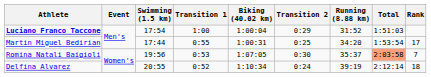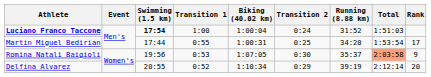(155, 31) normal -> (155, 31) bold
(302, 31) 0:29 -> (302, 31) 0:24
(416, 54) 7 -> (416, 54) 9
(302, 66) 0:24 -> (302, 66) 0:29
(416, 66) 18 -> (416, 66) 20
